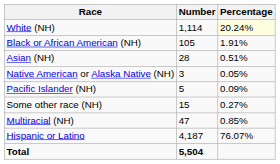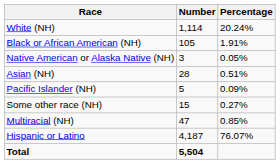(237, 27) lightyellow background -> (237, 27) no background
rows swapped: (90, 74) <-> (30, 58)
